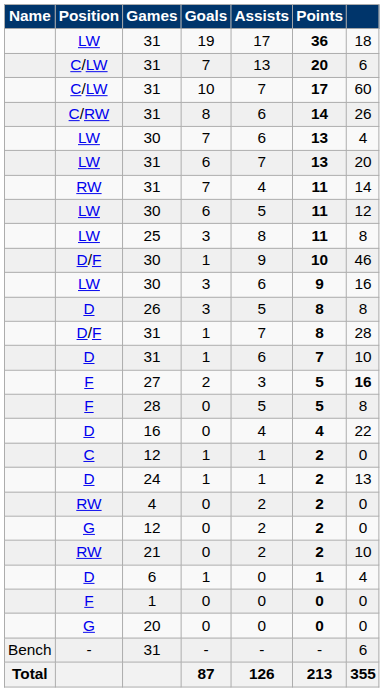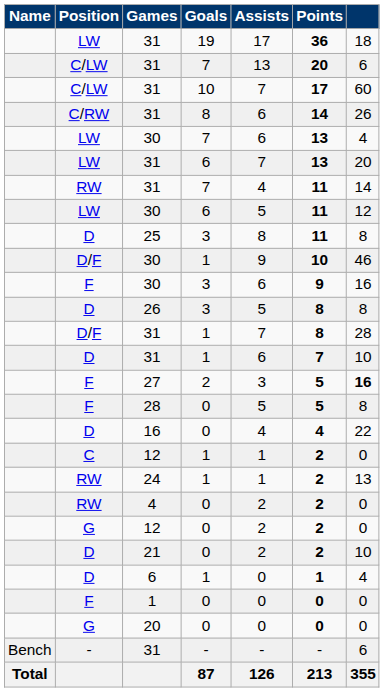(89, 235) LW -> (89, 235) D
(89, 284) LW -> (89, 284) F
(89, 479) D -> (89, 479) RW
(89, 552) RW -> (89, 552) D
